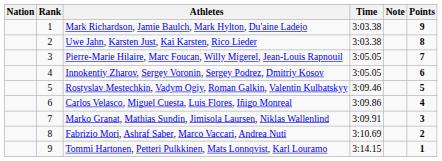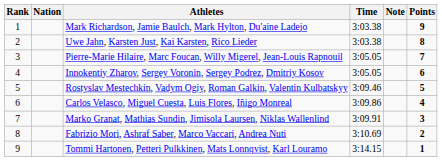columns swapped: (50, 12) <-> (20, 12)
